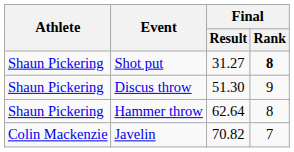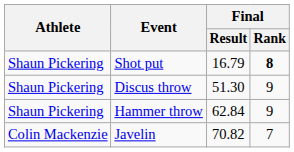(228, 63) 31.27 -> (228, 63) 16.79
(228, 111) 62.64 -> (228, 111) 62.84
(270, 111) 8 -> (270, 111) 9
